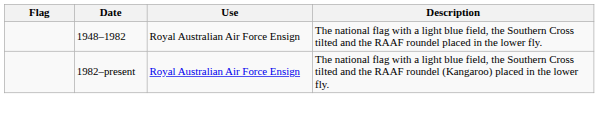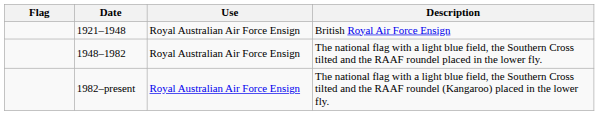+ row: (383, 30)
